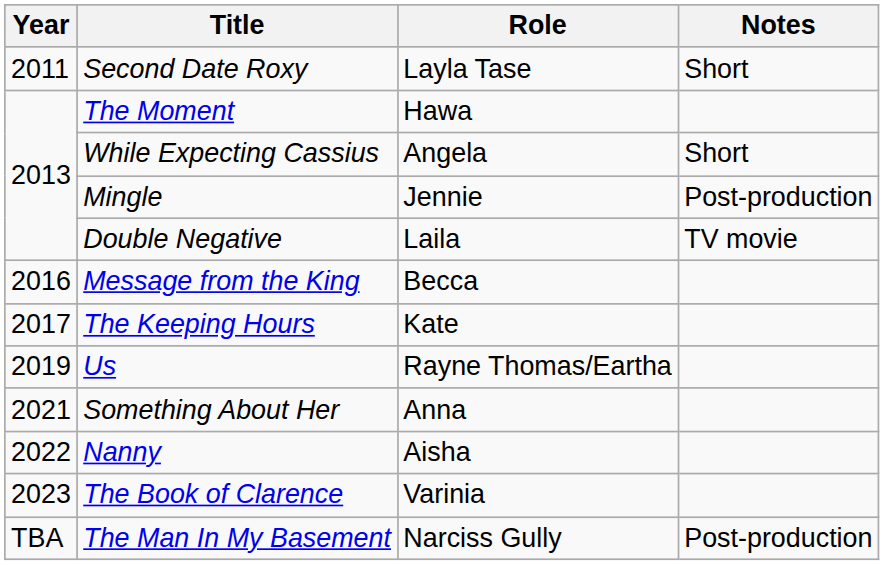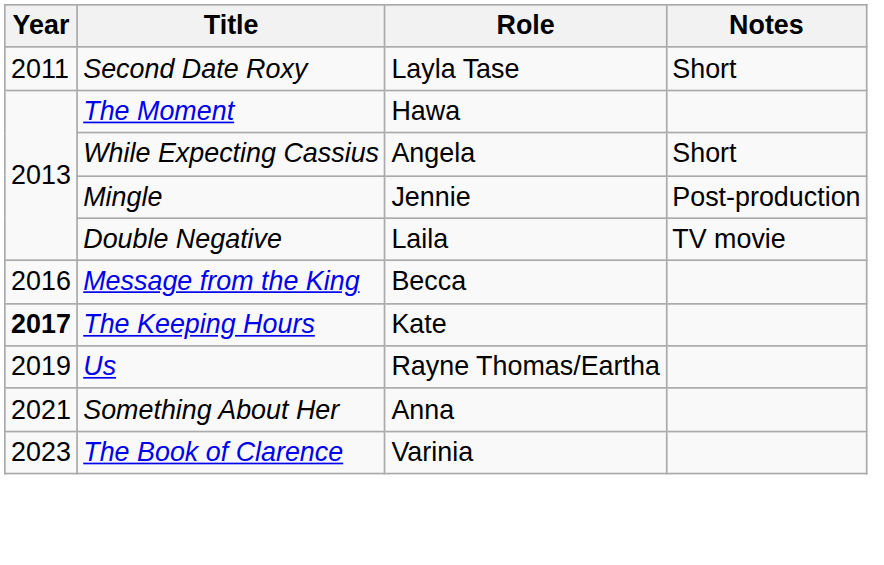(41, 324) normal -> (41, 324) bold
- row: (122, 452)
- row: (237, 537)
